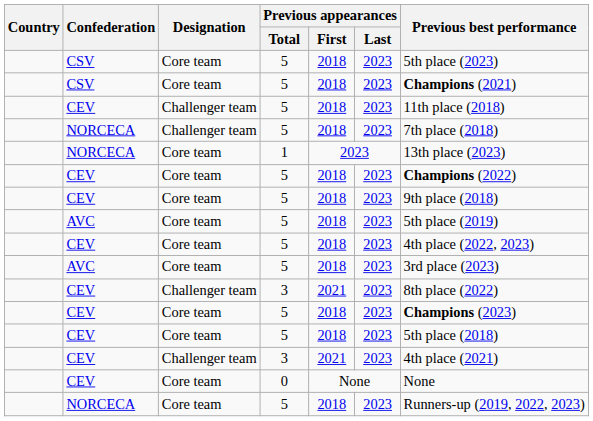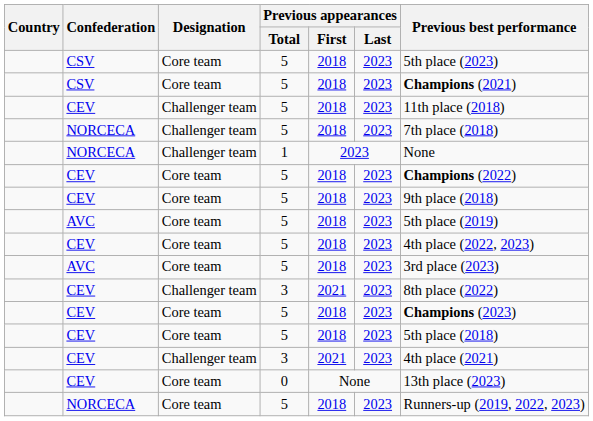(192, 152) Core team -> (209, 152) Challenger team
(454, 152) 13th place (2023) -> (419, 152) None
(419, 381) None -> (454, 381) 13th place (2023)
